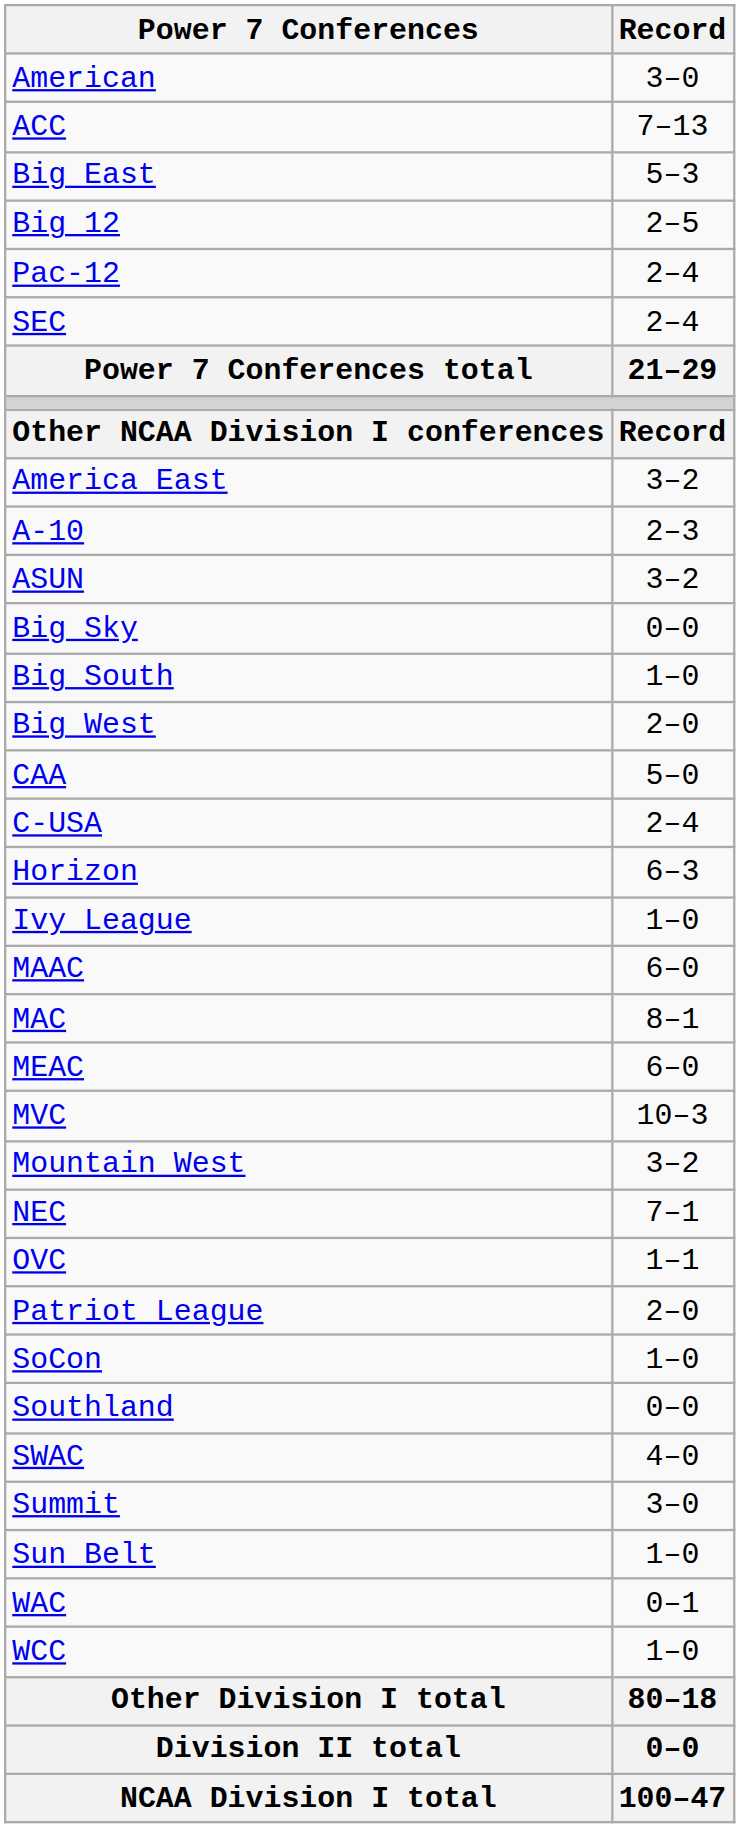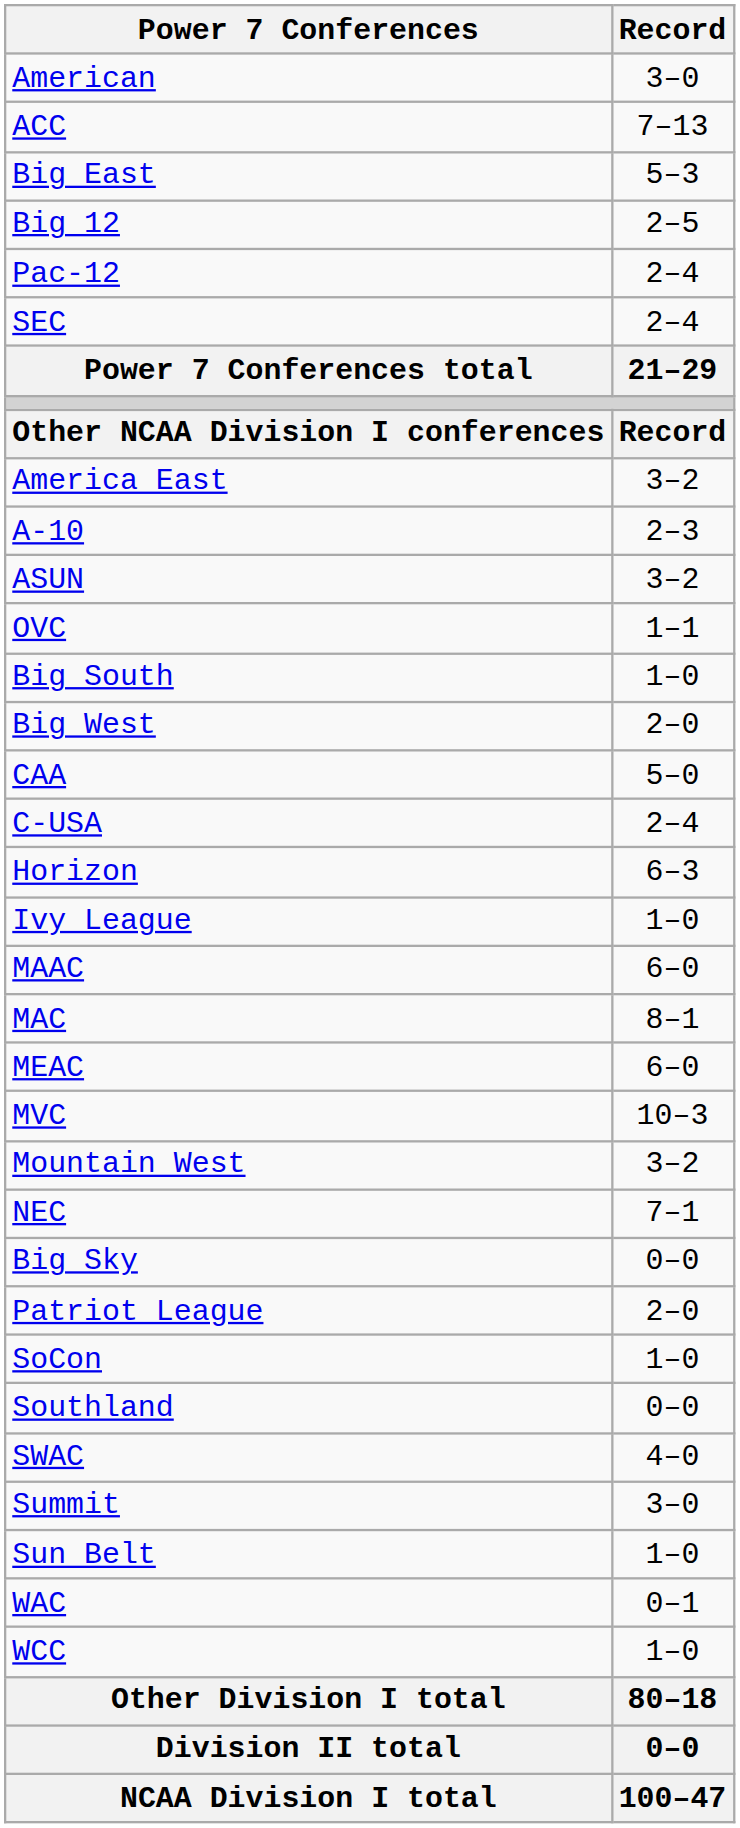rows swapped: (75, 629) <-> (39, 1262)
